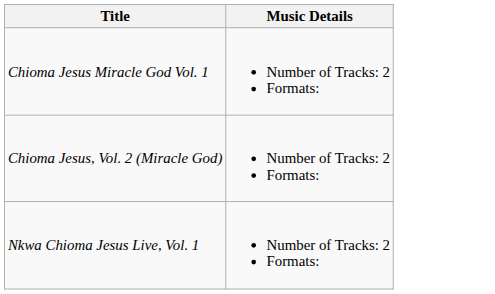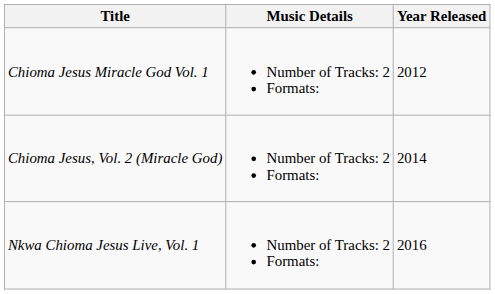+ column: (442, 16)
